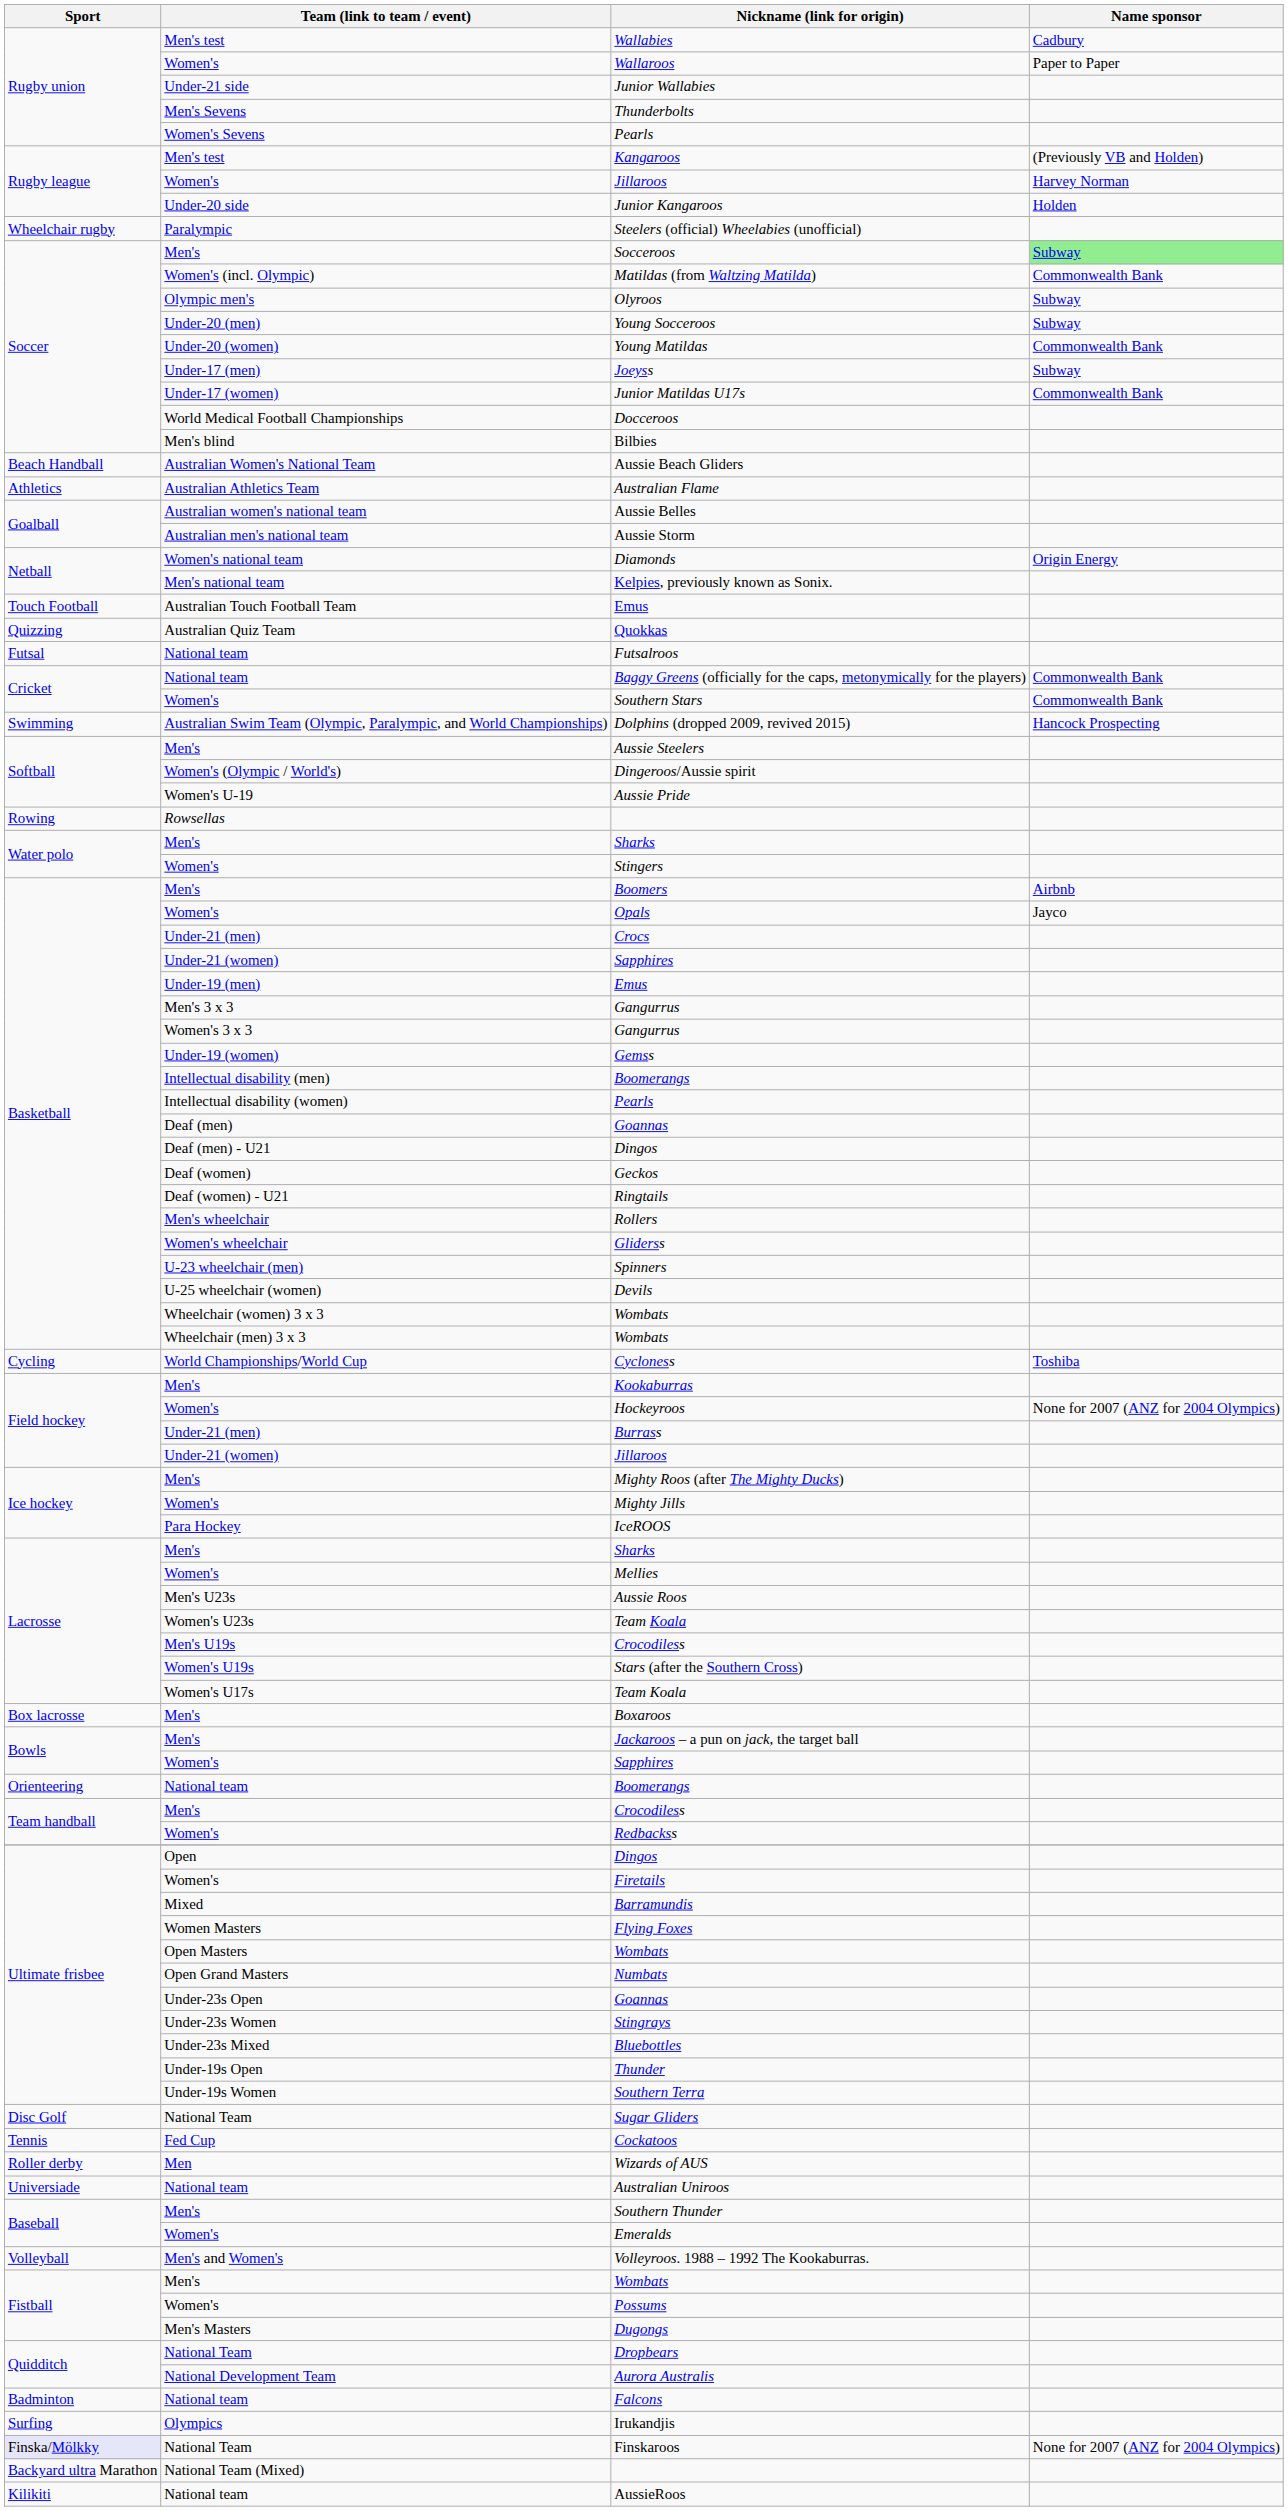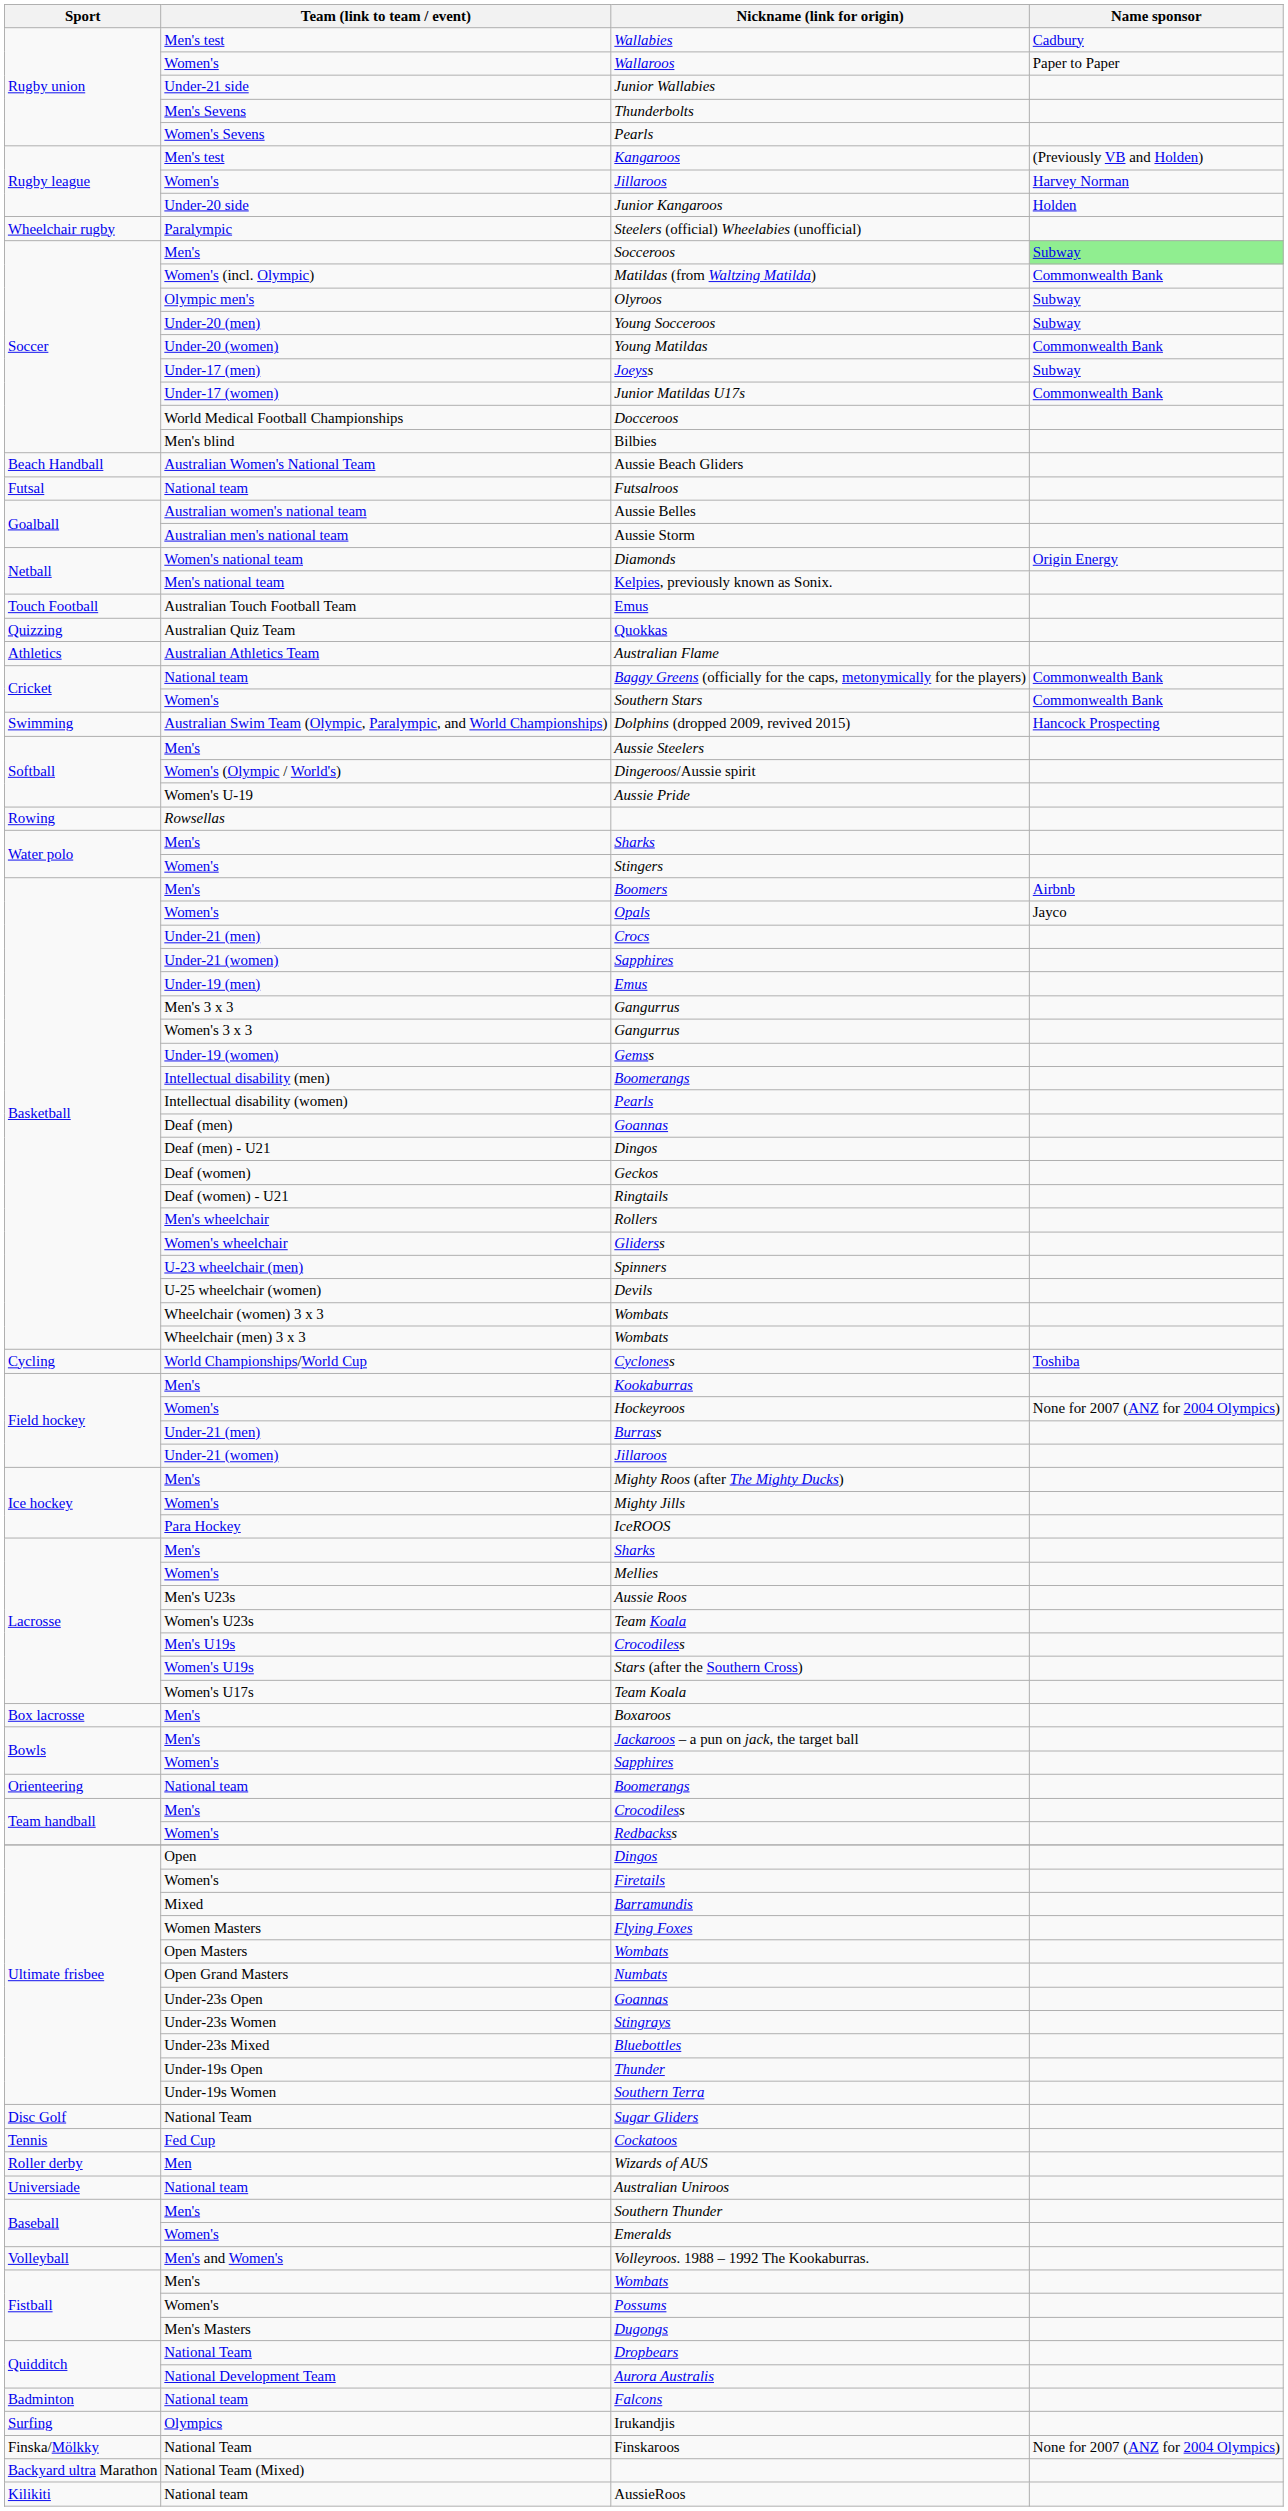rows swapped: (206, 653) <-> (242, 488)
(53, 2446) lavender background -> (53, 2446) no background
